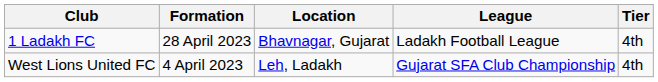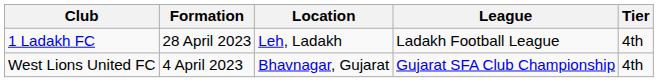(324, 40) Bhavnagar, Gujarat -> (300, 40) Leh, Ladakh
(300, 64) Leh, Ladakh -> (324, 64) Bhavnagar, Gujarat
